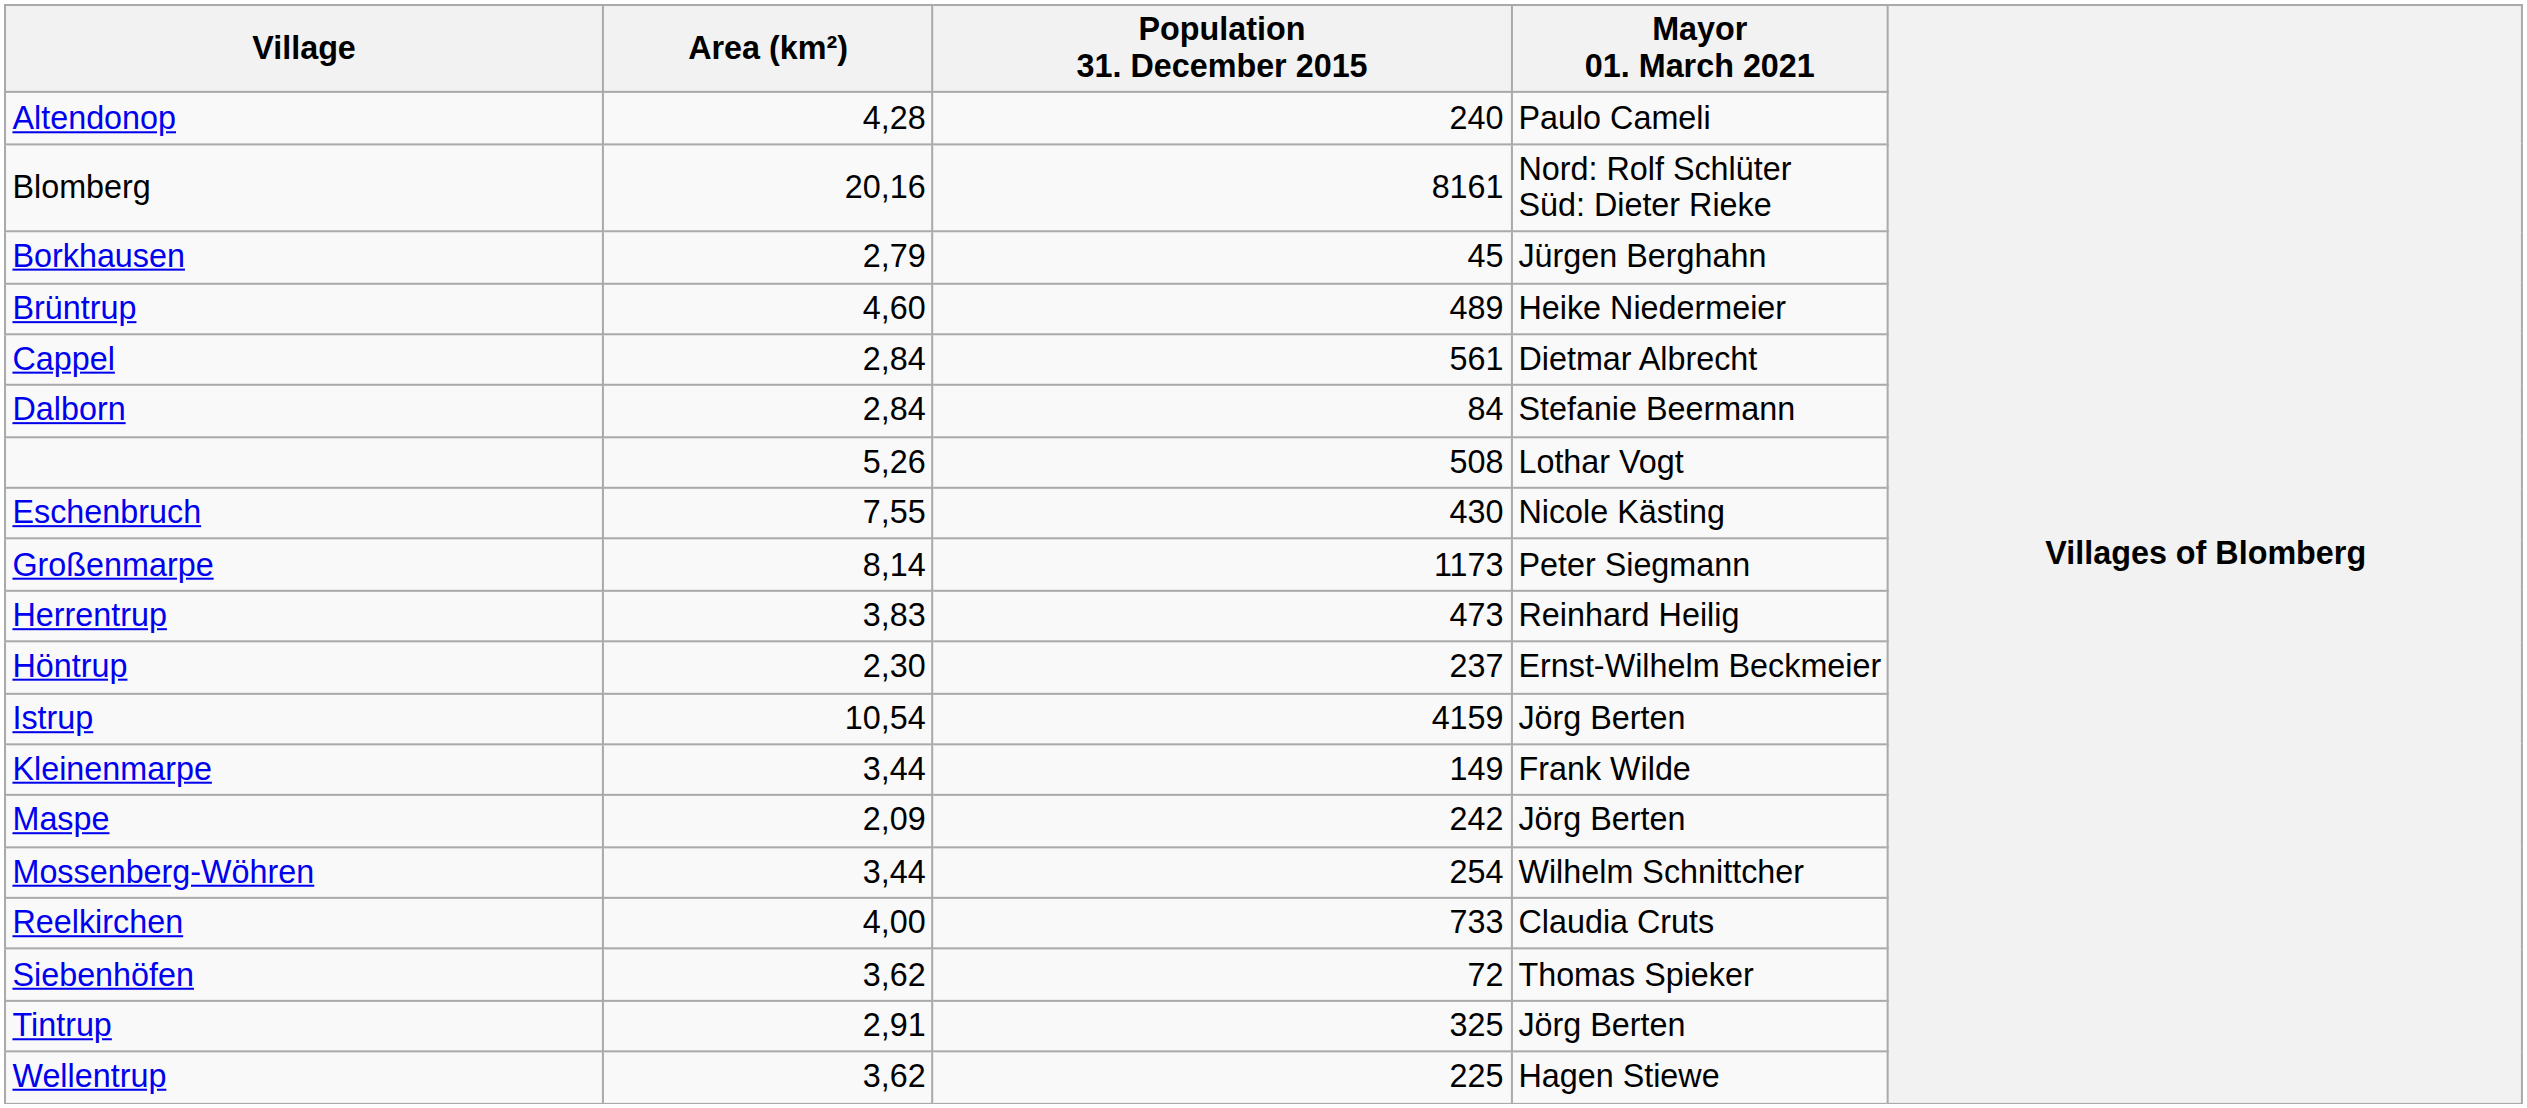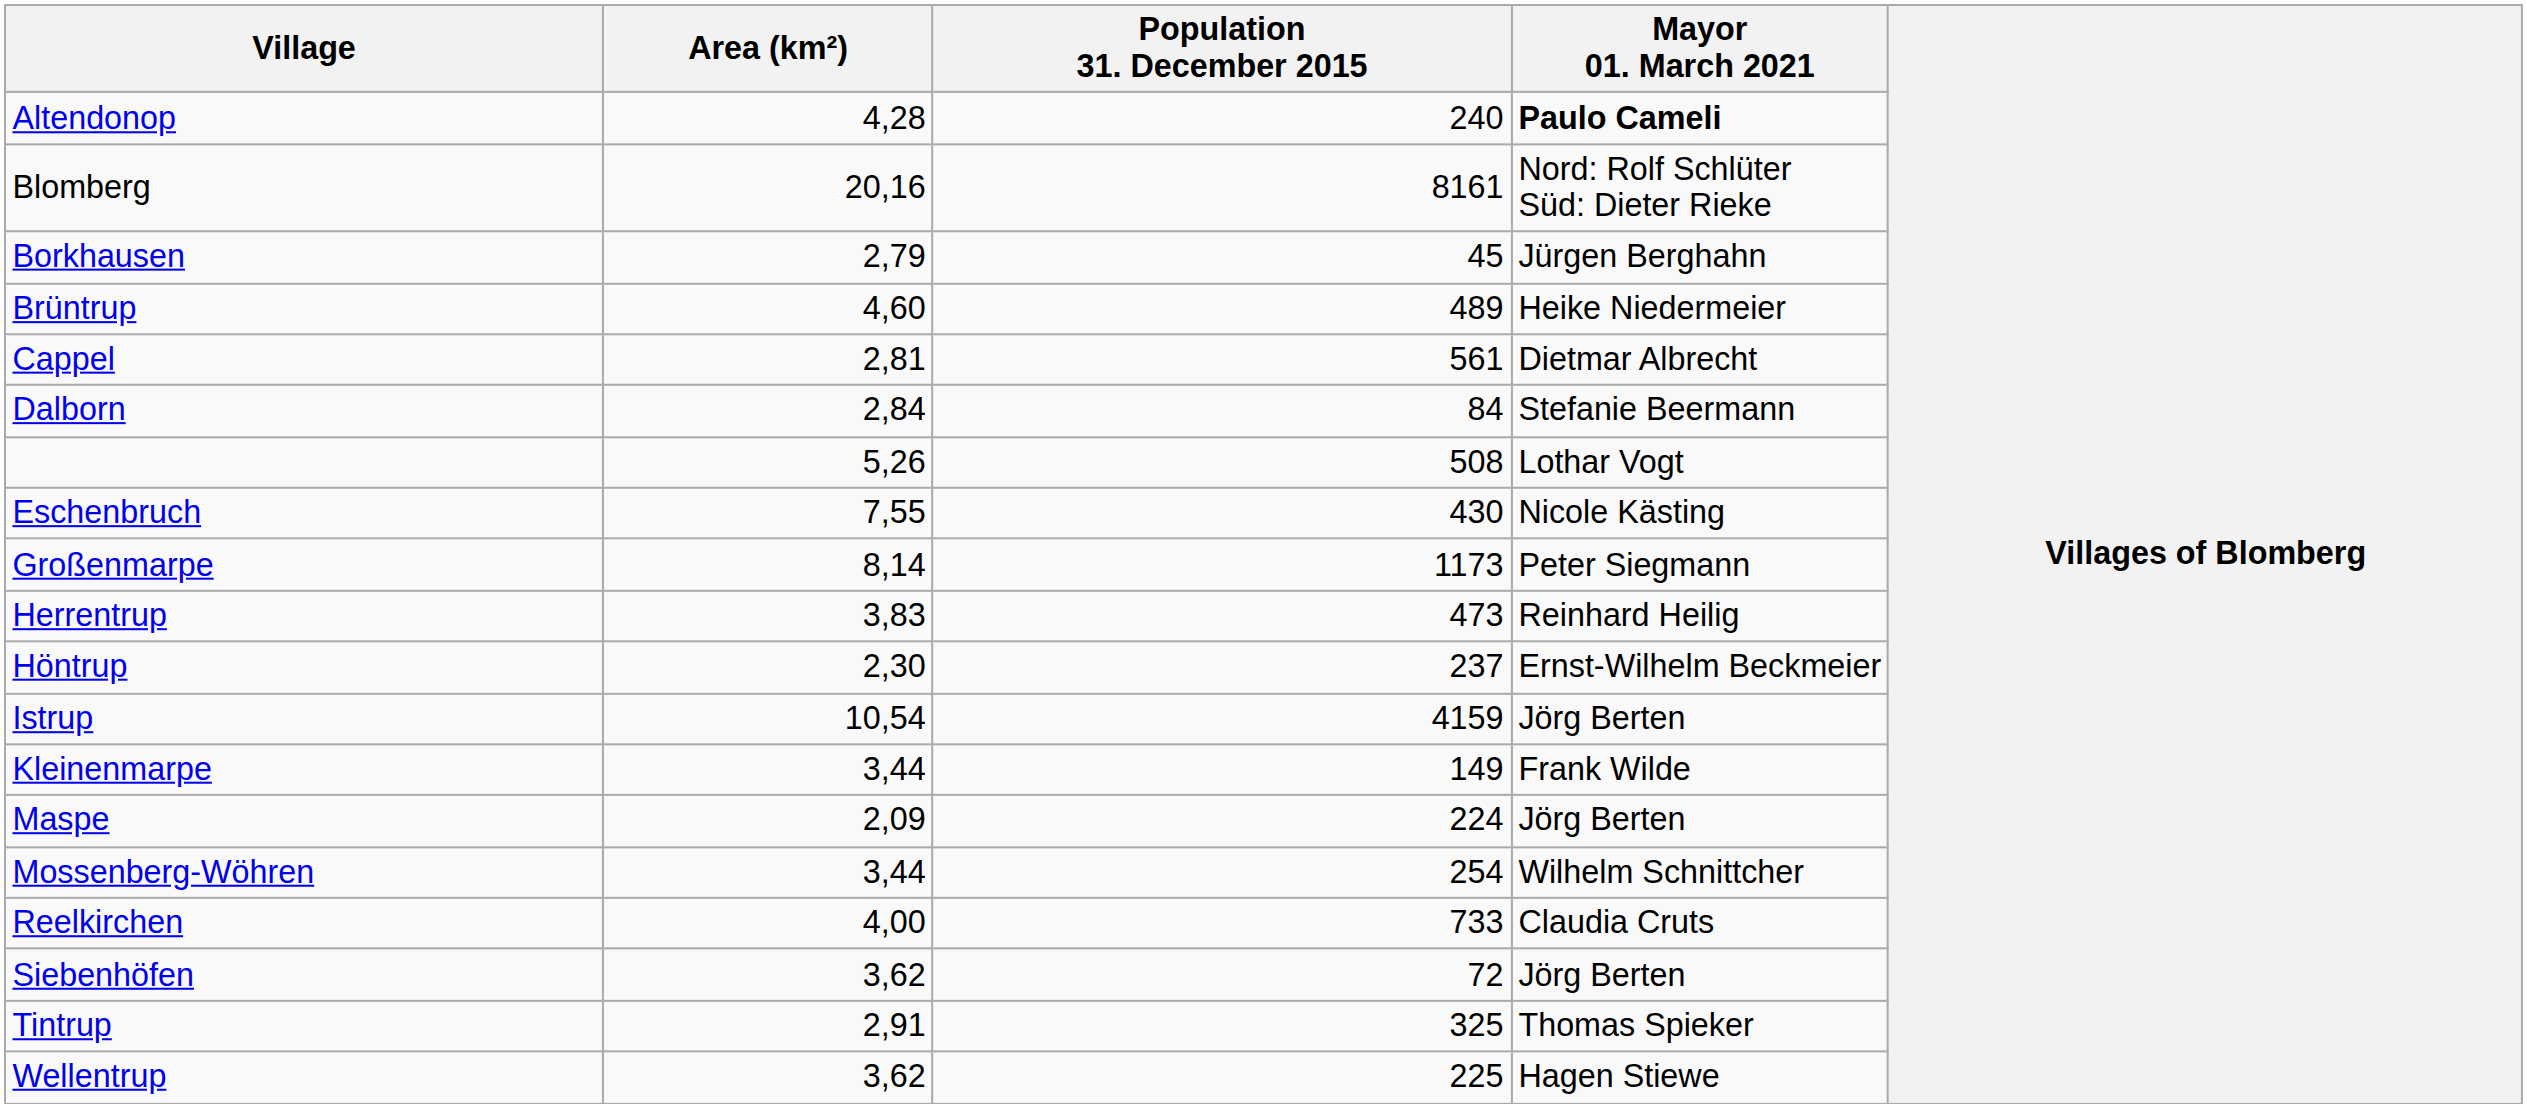(1615, 117) normal -> (1620, 117) bold
(894, 359) 2,84 -> (894, 359) 2,81
(1477, 820) 242 -> (1477, 820) 224
(1636, 974) Thomas Spieker -> (1602, 974) Jörg Berten
(1602, 1025) Jörg Berten -> (1636, 1025) Thomas Spieker
